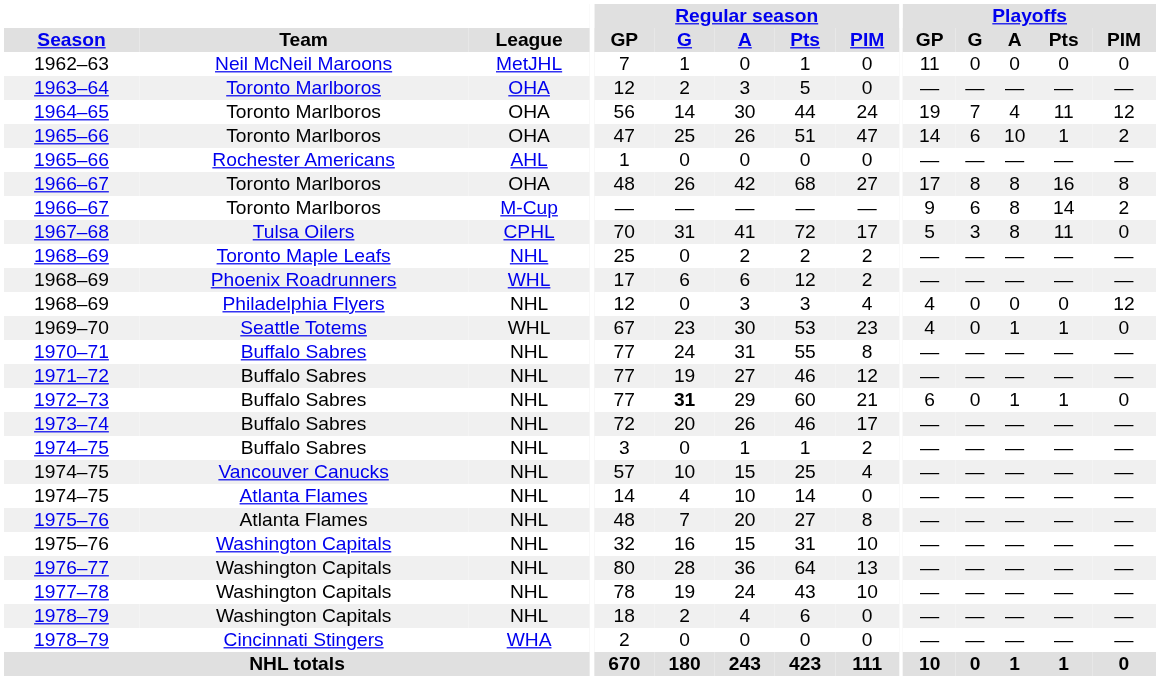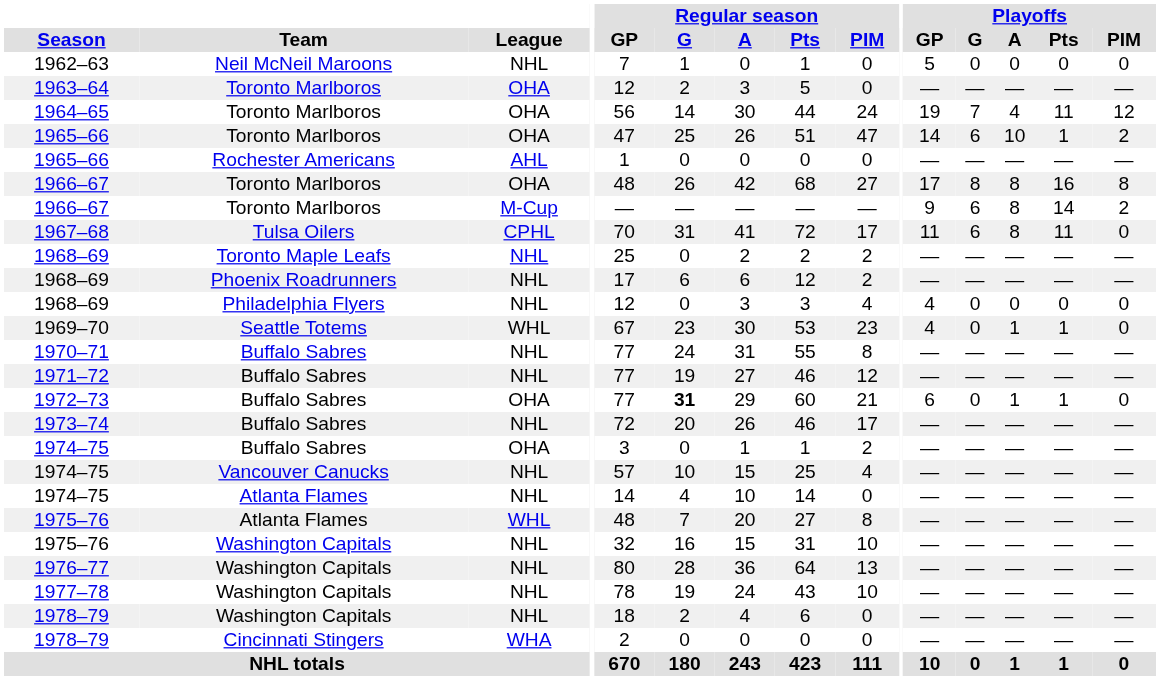(529, 63) MetJHL -> (529, 63) NHL
(930, 63) 11 -> (930, 63) 5
(930, 231) 5 -> (930, 231) 11
(975, 231) 3 -> (975, 231) 6
(529, 279) WHL -> (529, 279) NHL
(1124, 303) 12 -> (1124, 303) 0
(529, 399) NHL -> (529, 399) OHA
(529, 447) NHL -> (529, 447) OHA
(529, 519) NHL -> (529, 519) WHL
